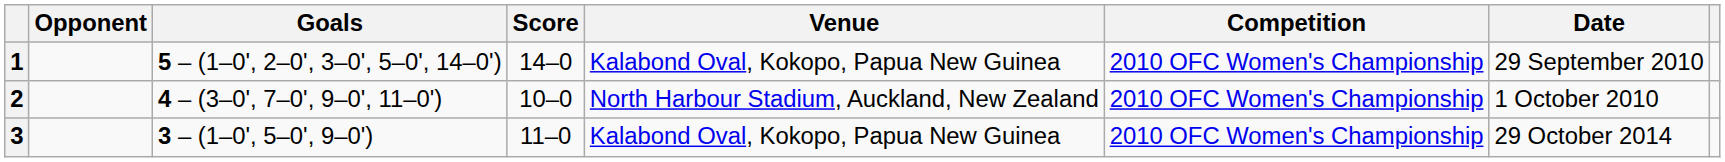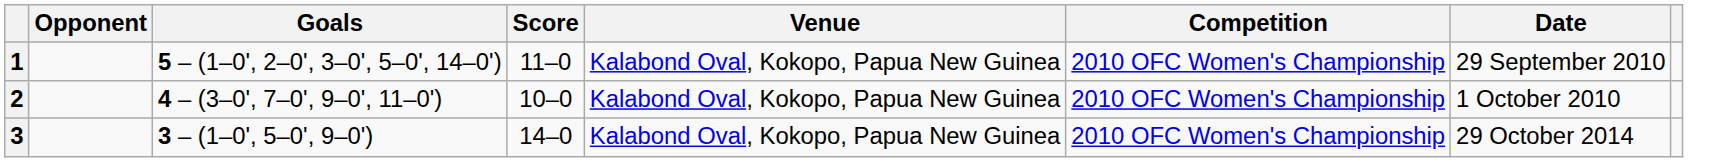(546, 61) 14–0 -> (546, 61) 11–0
(844, 99) North Harbour Stadium, Auckland, New Zealand -> (825, 99) Kalabond Oval, Kokopo, Papua New Guinea
(546, 136) 11–0 -> (546, 136) 14–0
